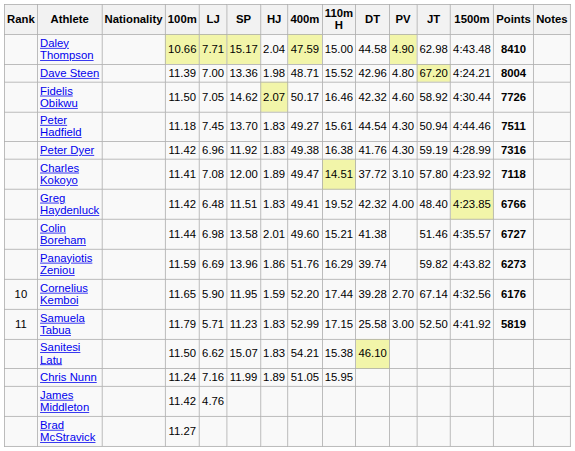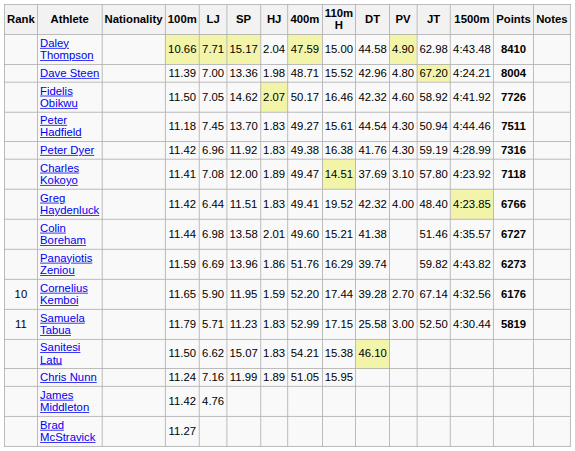(472, 97) 4:30.44 -> (472, 97) 4:41.92
(373, 174) 37.72 -> (373, 174) 37.69
(213, 204) 6.48 -> (213, 204) 6.44
(472, 324) 4:41.92 -> (472, 324) 4:30.44
